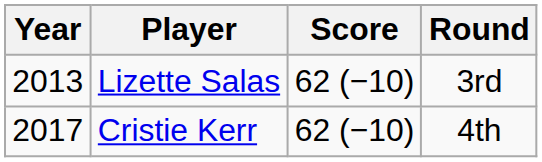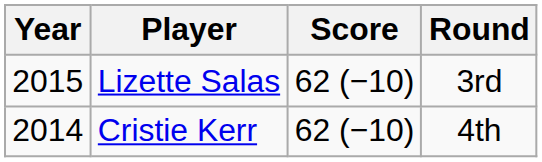(48, 80) 2013 -> (48, 80) 2015
(48, 130) 2017 -> (48, 130) 2014
